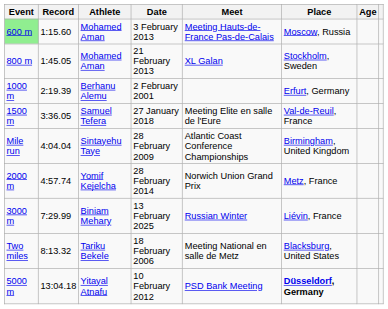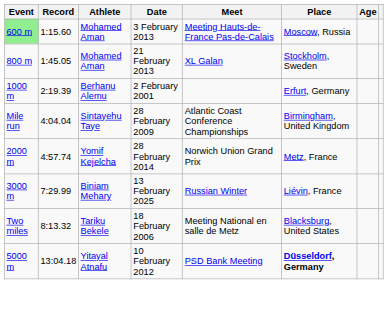- row: (156, 116)
